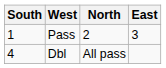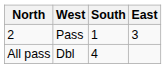columns swapped: (25, 14) <-> (104, 14)
